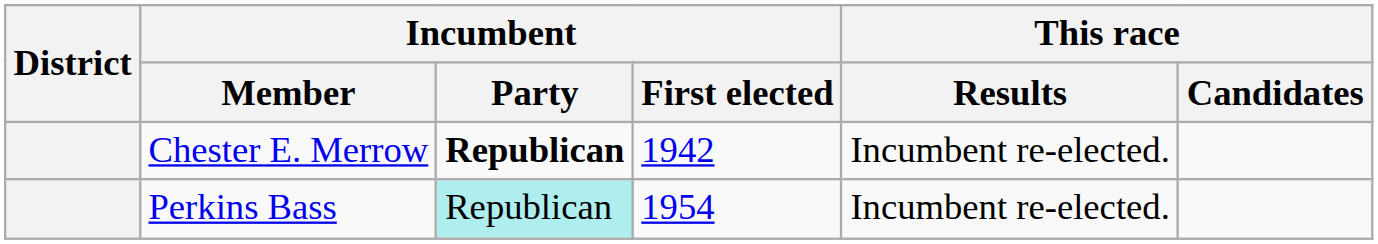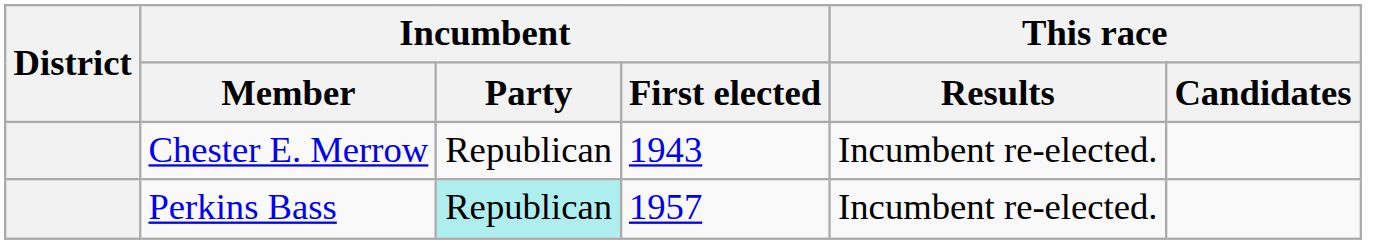(535, 149) bold -> (529, 149) normal
(678, 149) 1942 -> (666, 149) 1943
(678, 207) 1954 -> (666, 207) 1957
